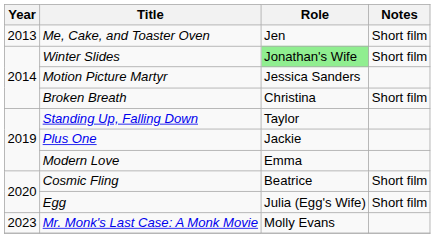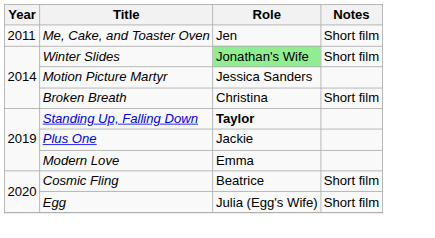(22, 35) 2013 -> (22, 35) 2011
(282, 118) normal -> (235, 118) bold
- row: (150, 222)
